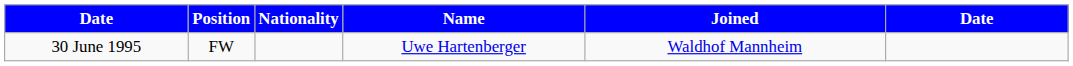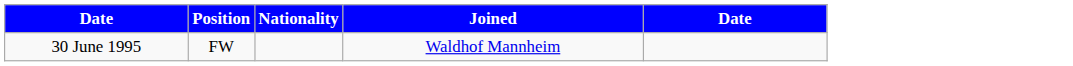- column: (464, 18)
